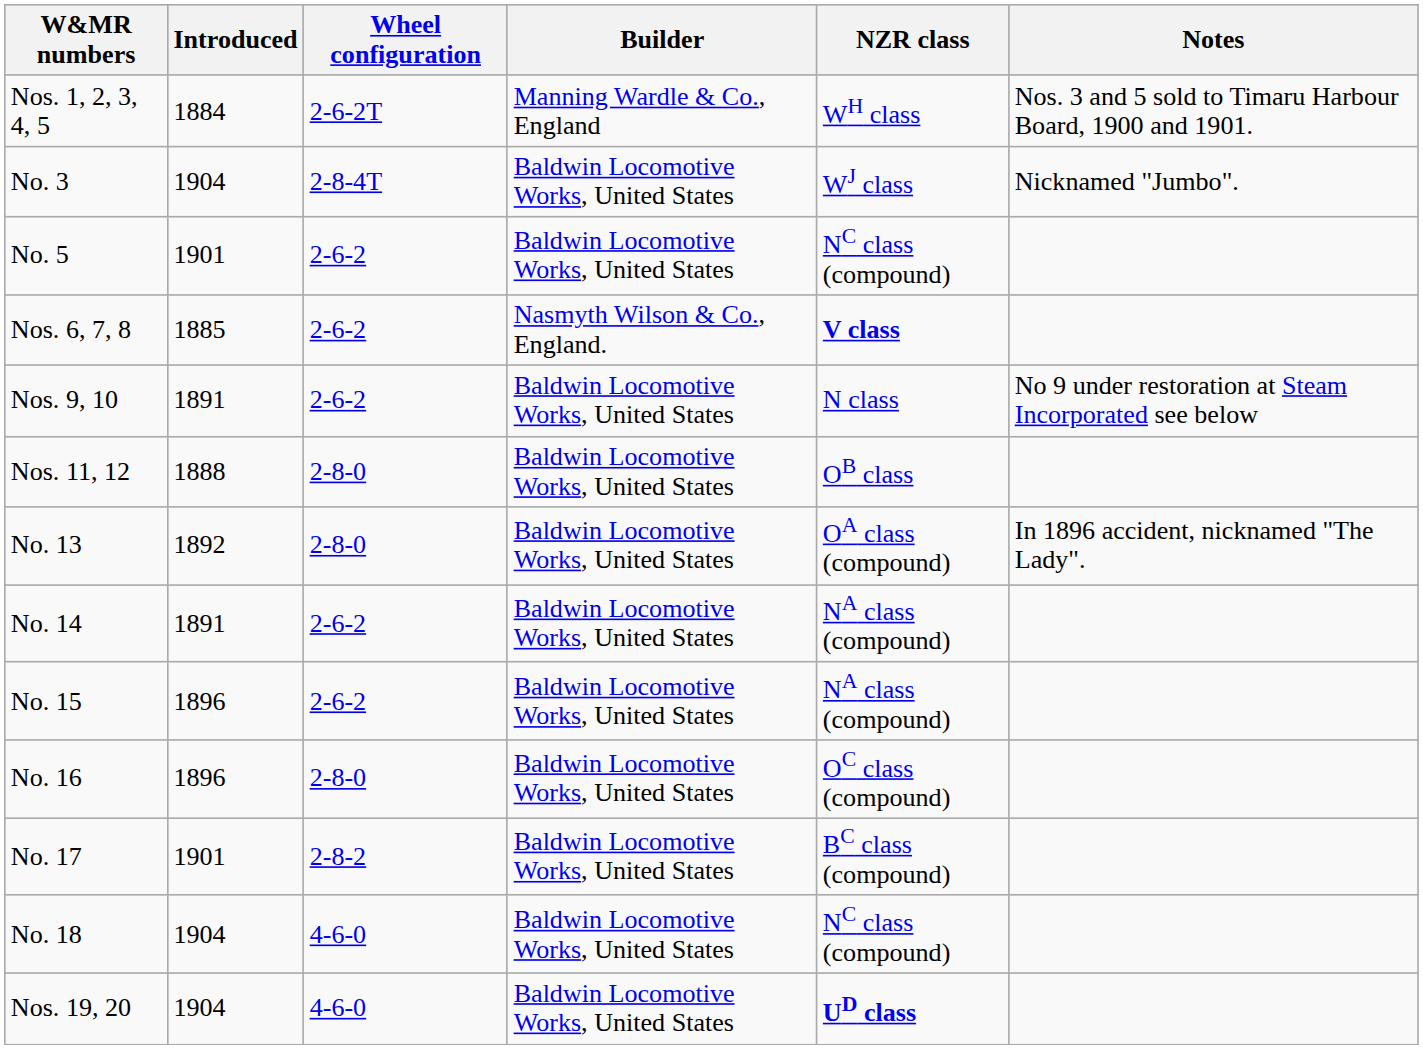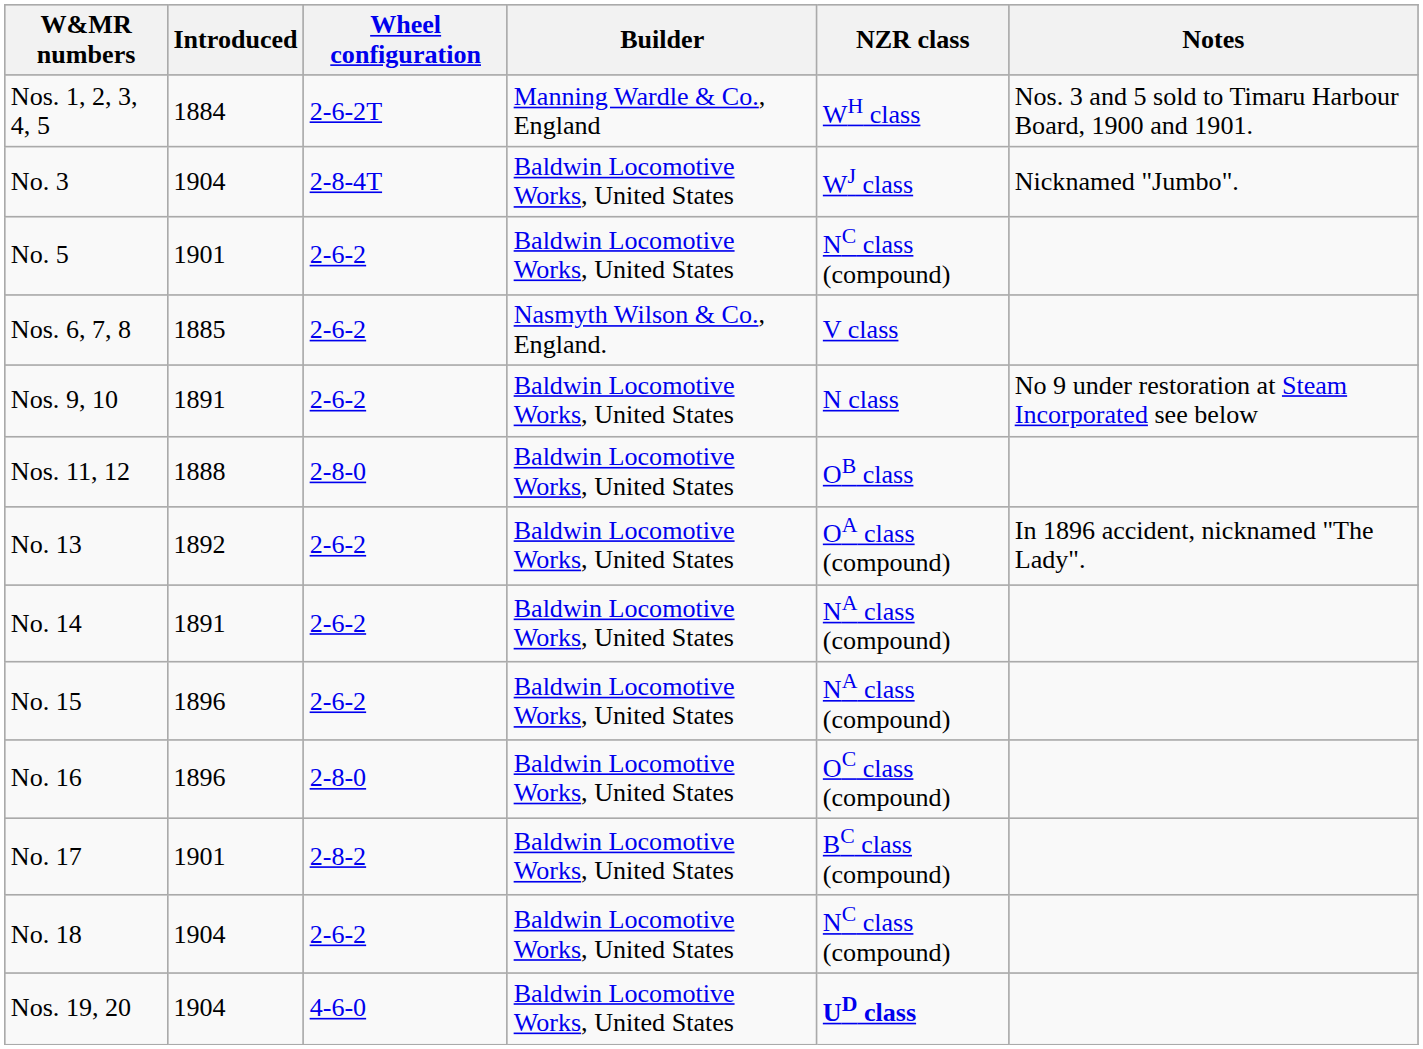(861, 329) bold -> (861, 329) normal
(338, 545) 2-8-0 -> (338, 545) 2-6-2
(338, 934) 4-6-0 -> (338, 934) 2-6-2
